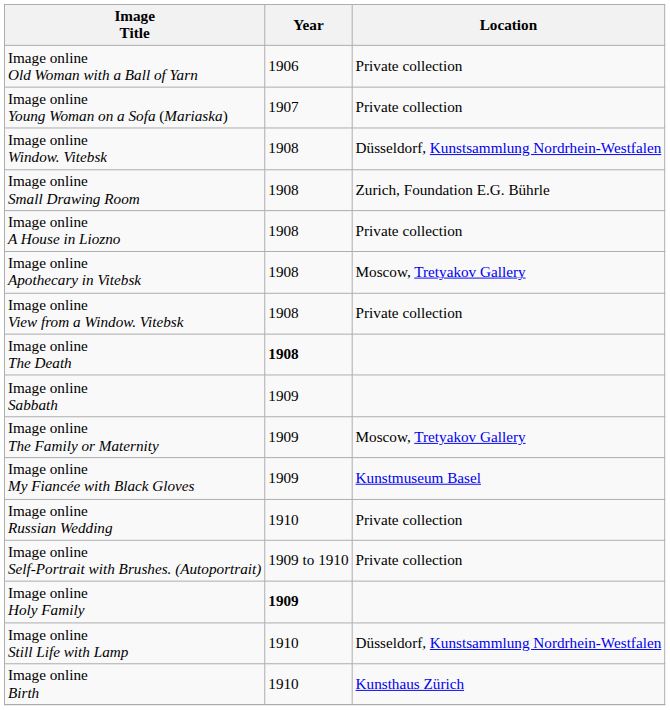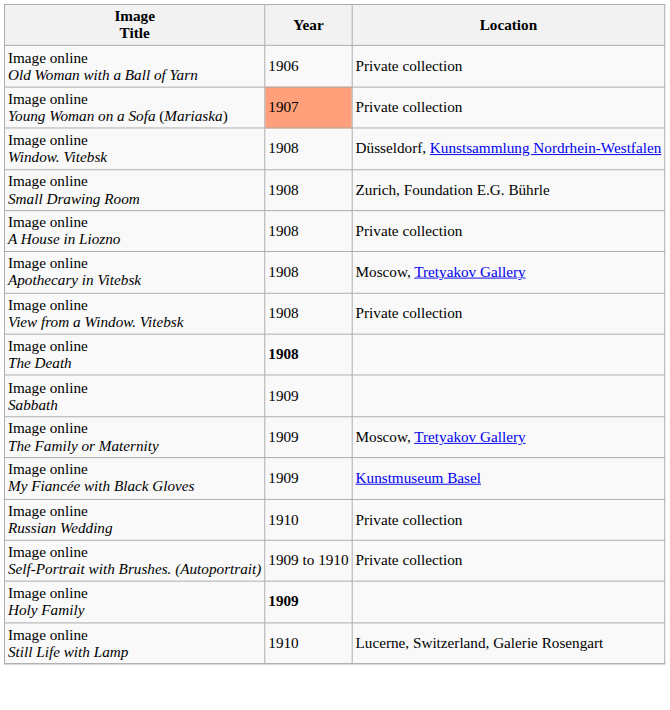(284, 107) no background -> (284, 107) lightsalmon background
(508, 643) Düsseldorf, Kunstsammlung Nordrhein-Westfalen -> (479, 643) Lucerne, Switzerland, Galerie Rosengart
- row: (48, 684)
